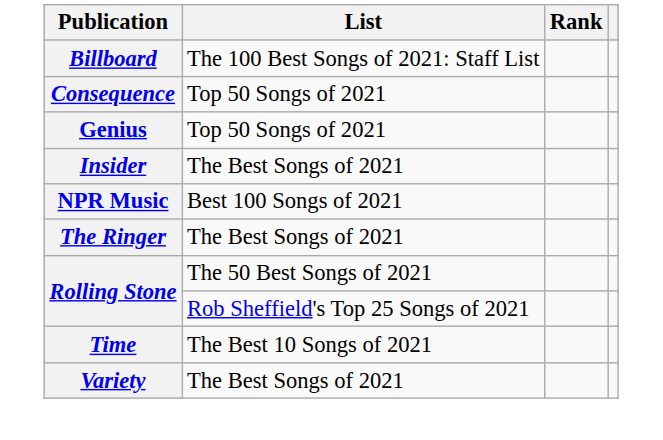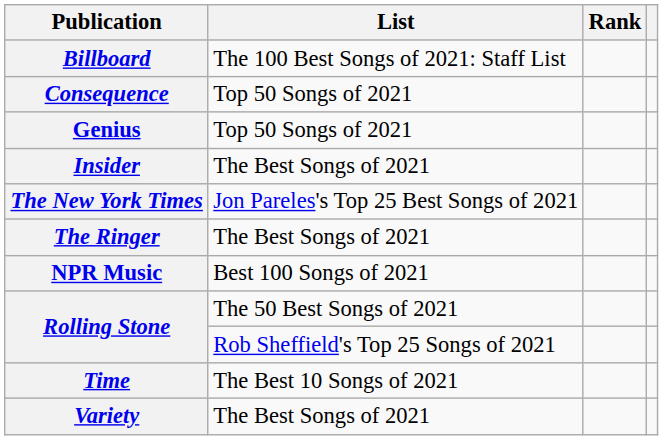+ row: (107, 201)
rows swapped: (113, 201) <-> (113, 237)
